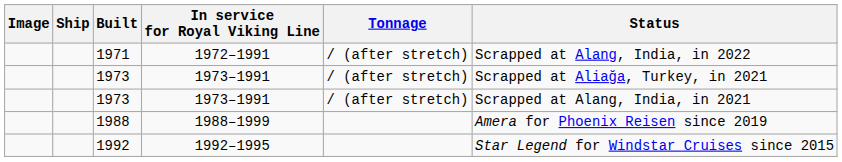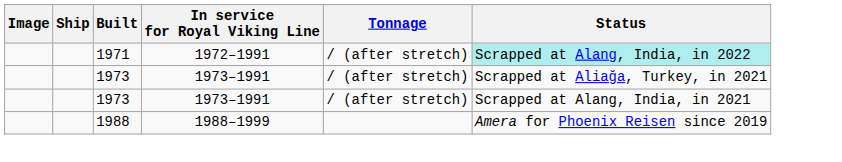(613, 55) no background -> (613, 55) paleturquoise background
- row: (113, 145)
